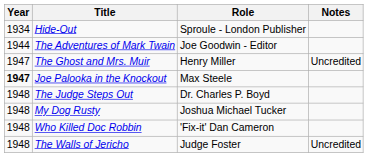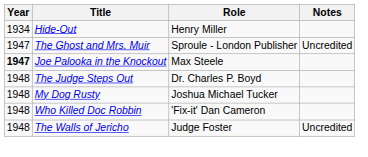(243, 29) Sproule - London Publisher -> (199, 29) Henry Miller
- row: (105, 45)
(208, 62) Henry Miller -> (234, 45) Sproule - London Publisher
